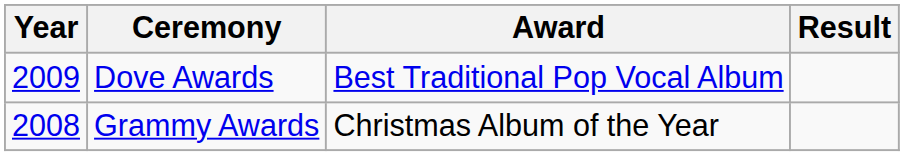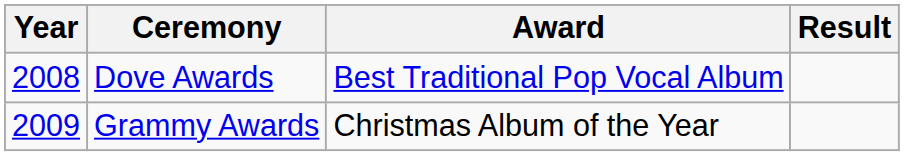(46, 77) 2009 -> (46, 77) 2008
(46, 125) 2008 -> (46, 125) 2009
